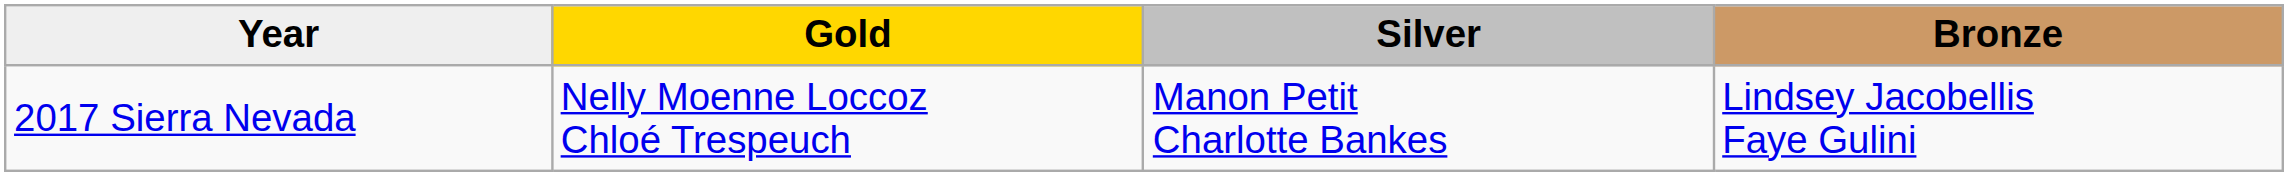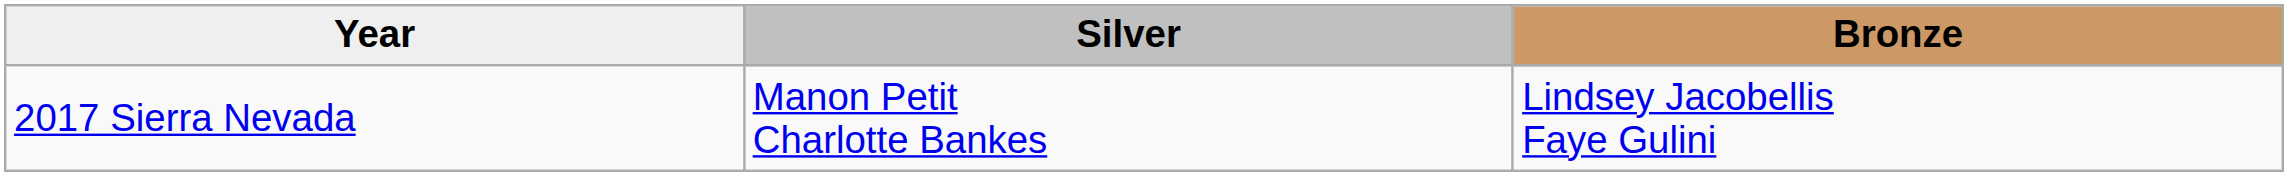- column: (848, 34)
